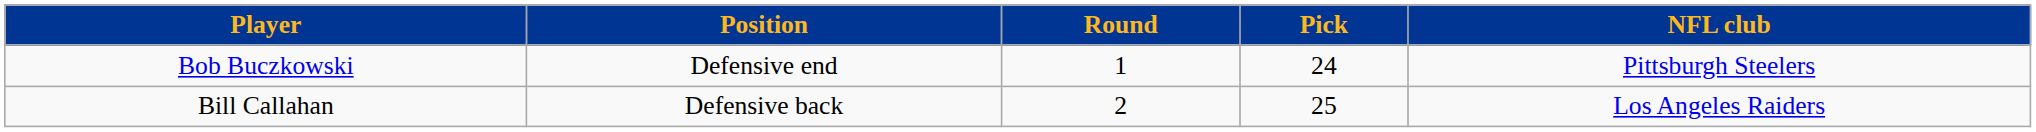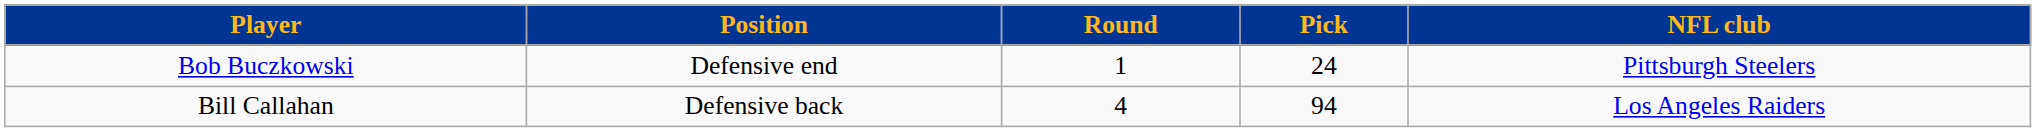(1121, 106) 2 -> (1121, 106) 4
(1324, 106) 25 -> (1324, 106) 94
